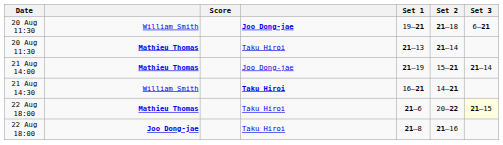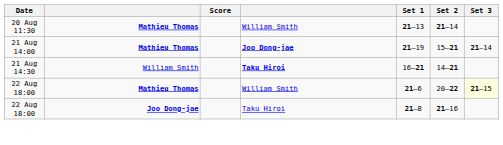- row: (24, 26)
(264, 47) Taku Hiroi -> (270, 26) William Smith
(268, 67) normal -> (268, 47) bold
(264, 108) Taku Hiroi -> (270, 88) William Smith
